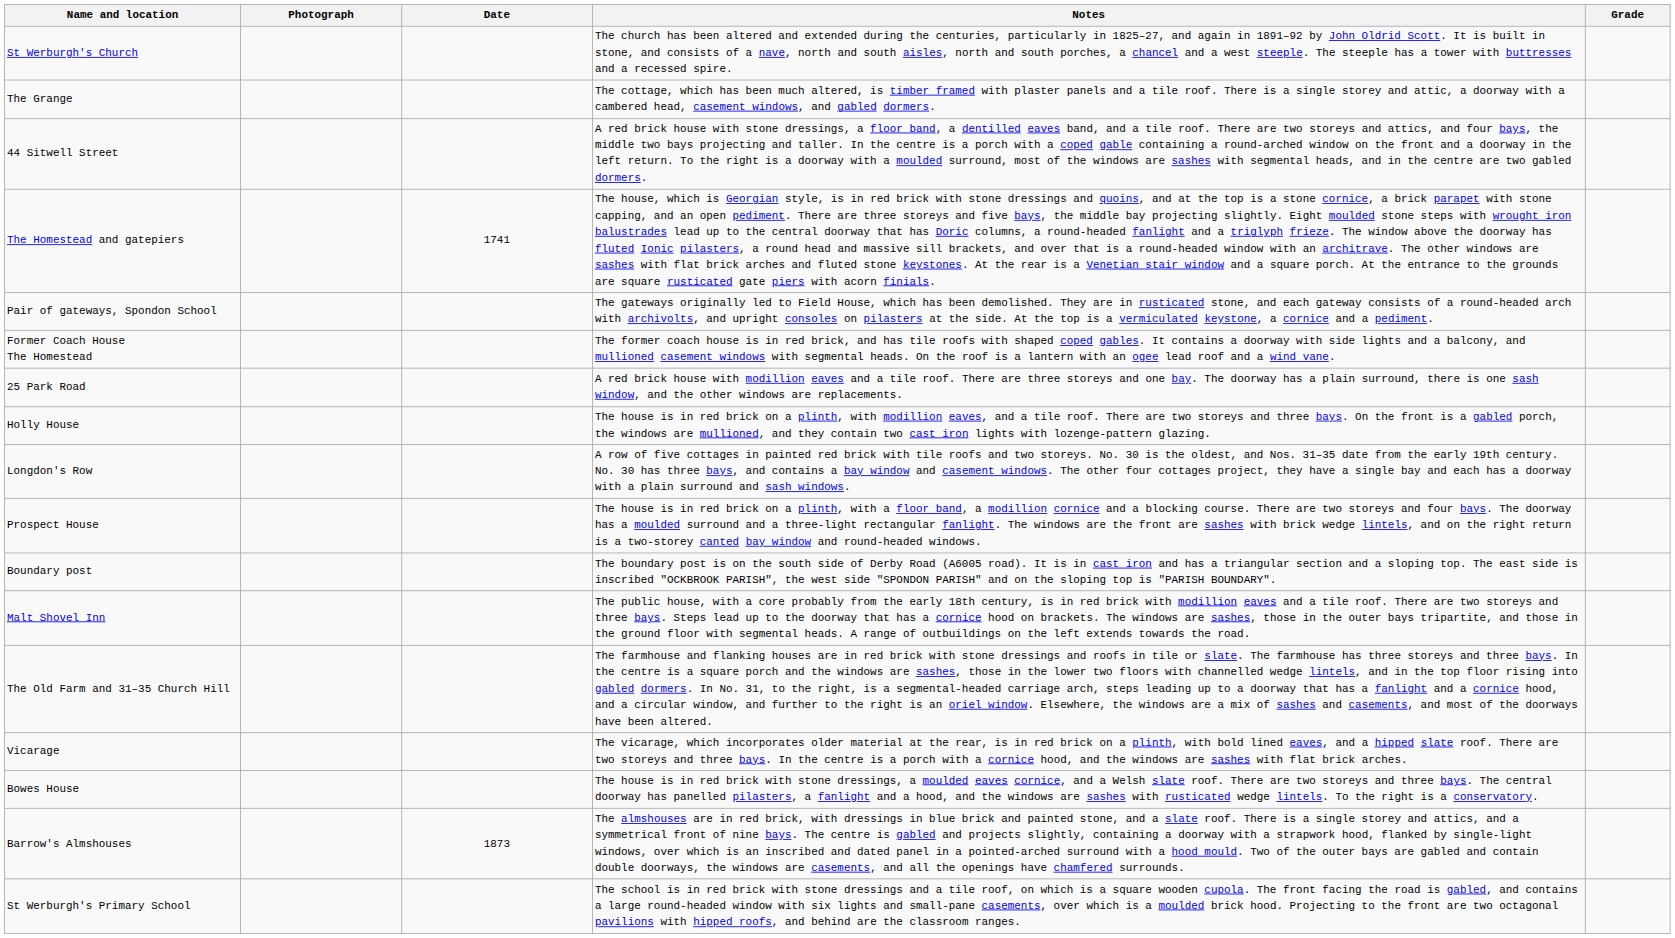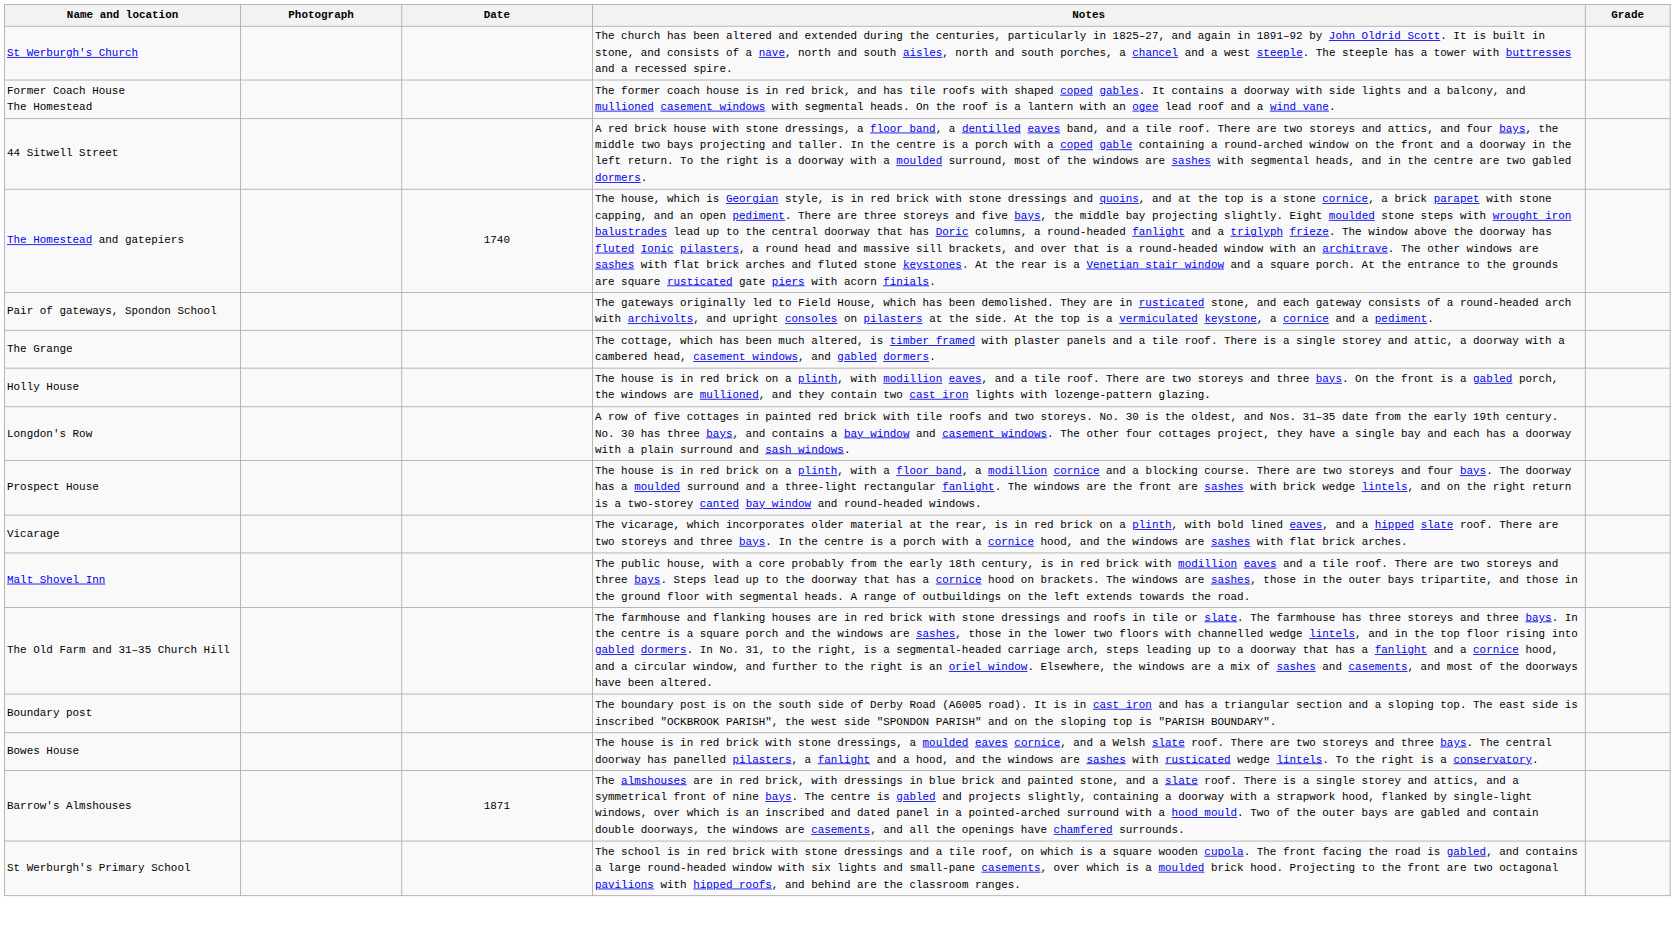rows swapped: (40, 99) <-> (66, 349)
(497, 241) 1741 -> (497, 241) 1740
- row: (46, 387)
rows swapped: (33, 751) <-> (50, 572)
(497, 843) 1873 -> (497, 805) 1871
